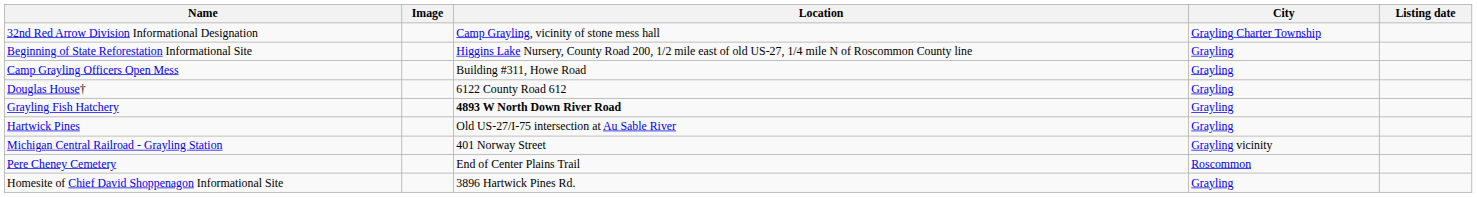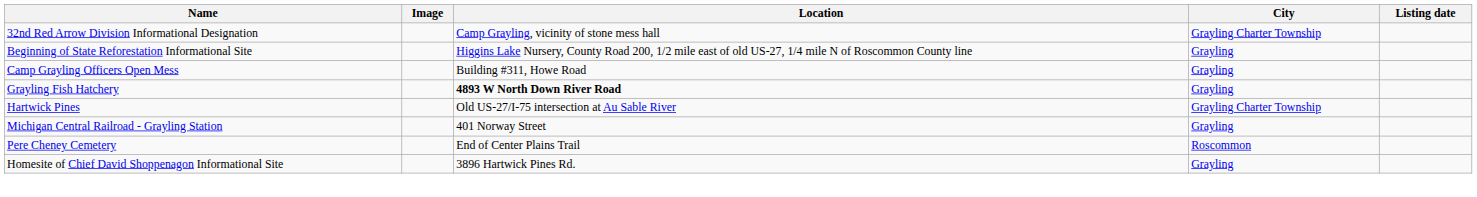- row: (46, 88)
(1212, 126) Grayling -> (1256, 107) Grayling Charter Township
(1232, 145) Grayling vicinity -> (1212, 126) Grayling
